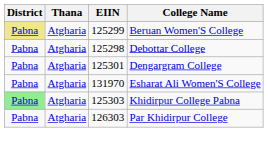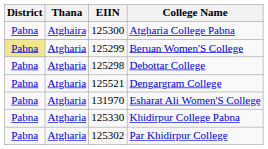+ row: (182, 30)
(108, 65) 125301 -> (108, 83) 125521
(25, 100) lightgreen background -> (25, 118) no background
(108, 100) 125303 -> (108, 118) 125330
(108, 118) 126303 -> (108, 135) 125302
